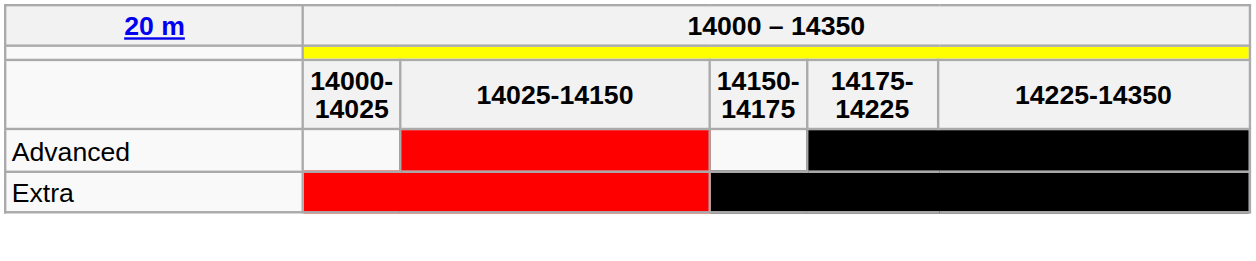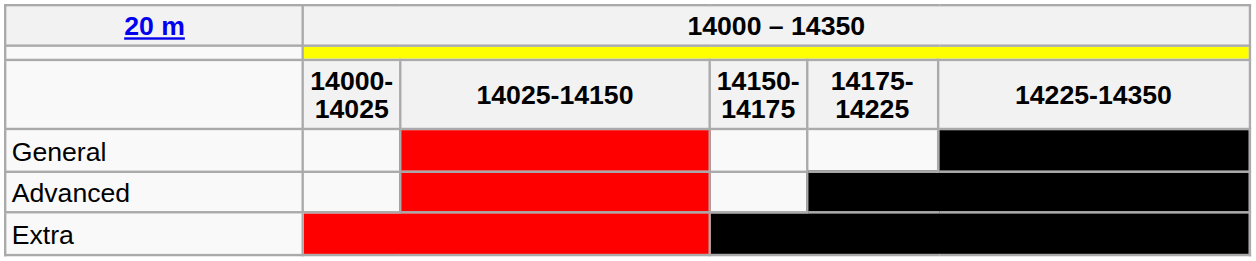+ row: (59, 151)
